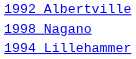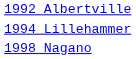rows swapped: (68, 48) <-> (48, 29)
